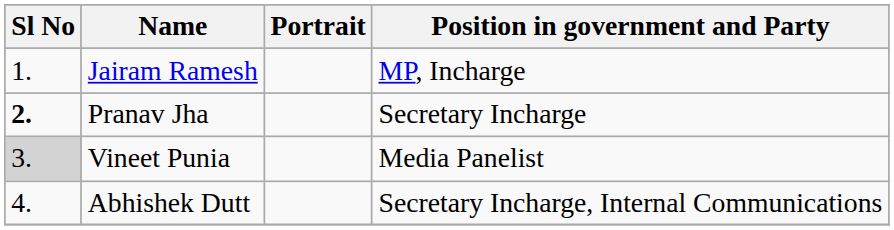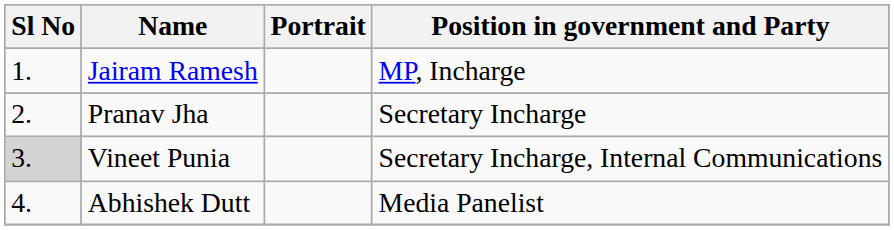(22, 114) bold -> (22, 114) normal
(461, 158) Media Panelist -> (630, 158) Secretary Incharge, Internal Communications
(630, 202) Secretary Incharge, Internal Communications -> (461, 202) Media Panelist
